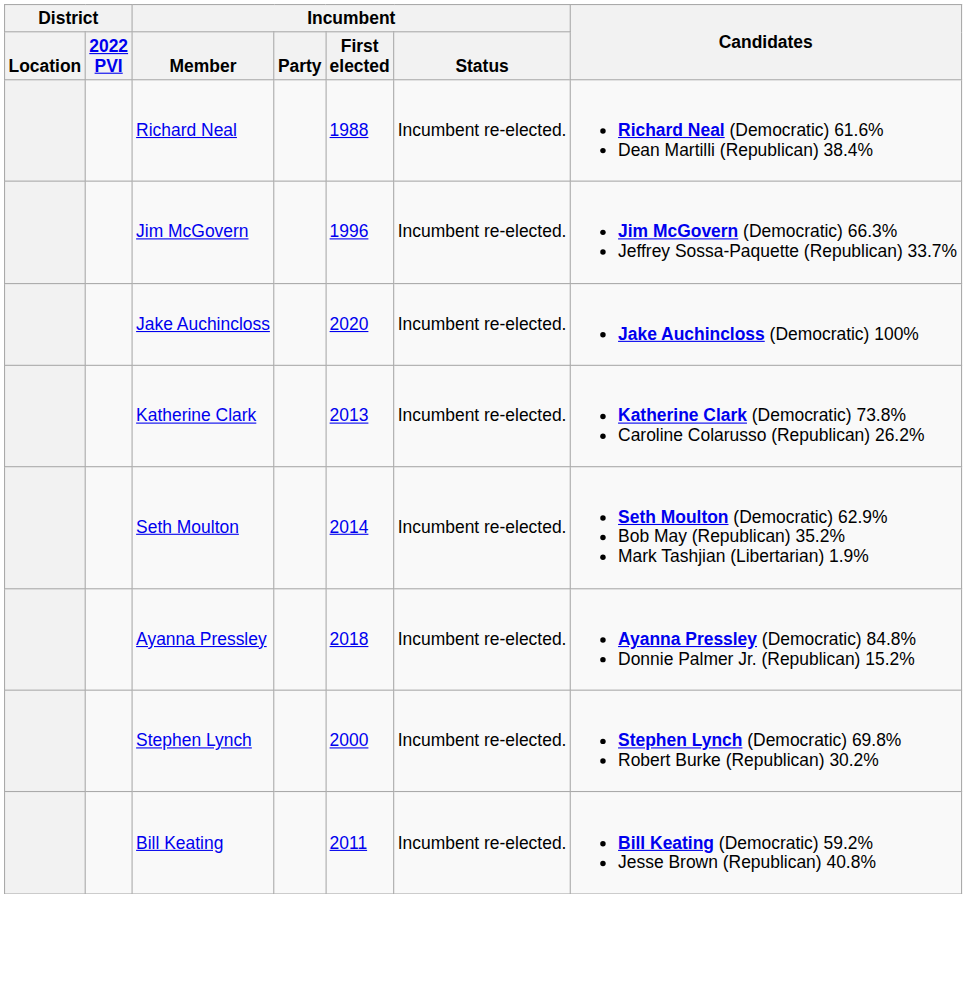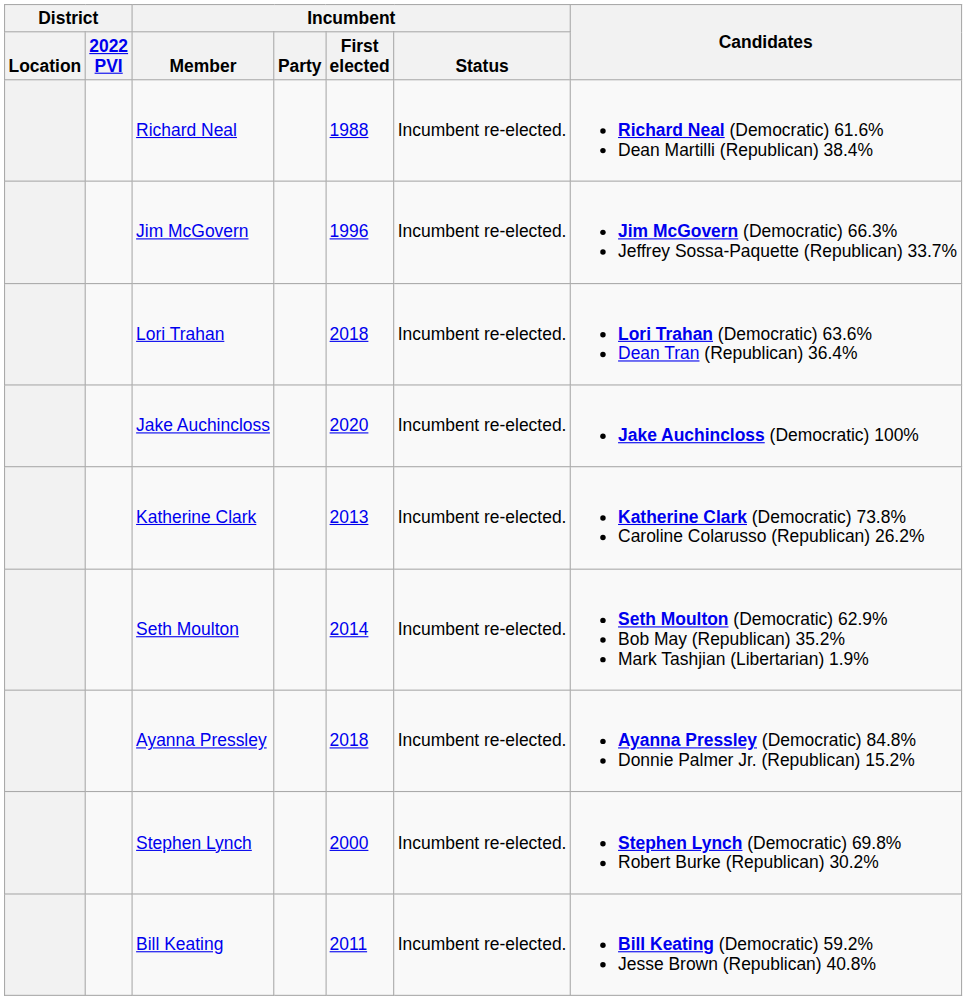+ row: (180, 333)
